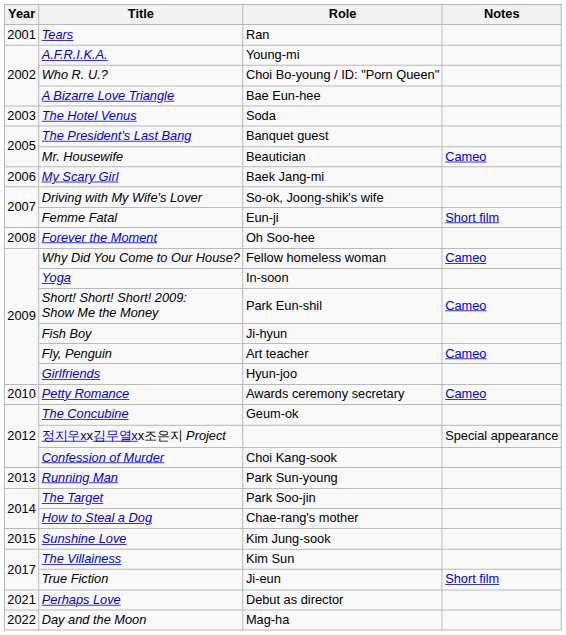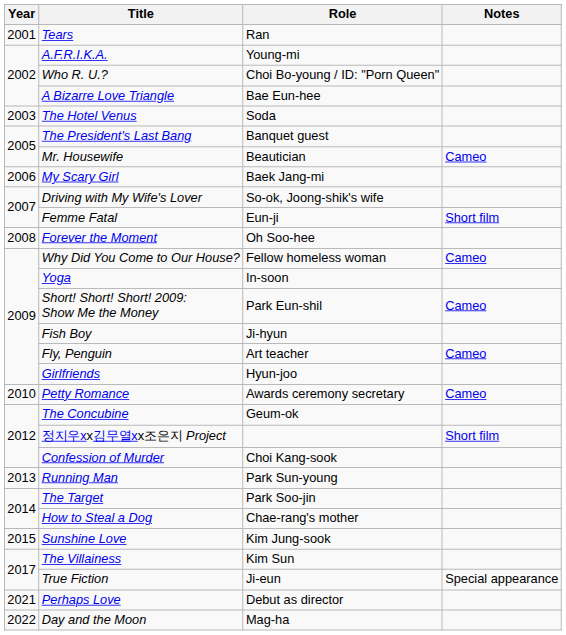(502, 436) Special appearance -> (472, 436) Short film
(472, 579) Short film -> (502, 579) Special appearance
